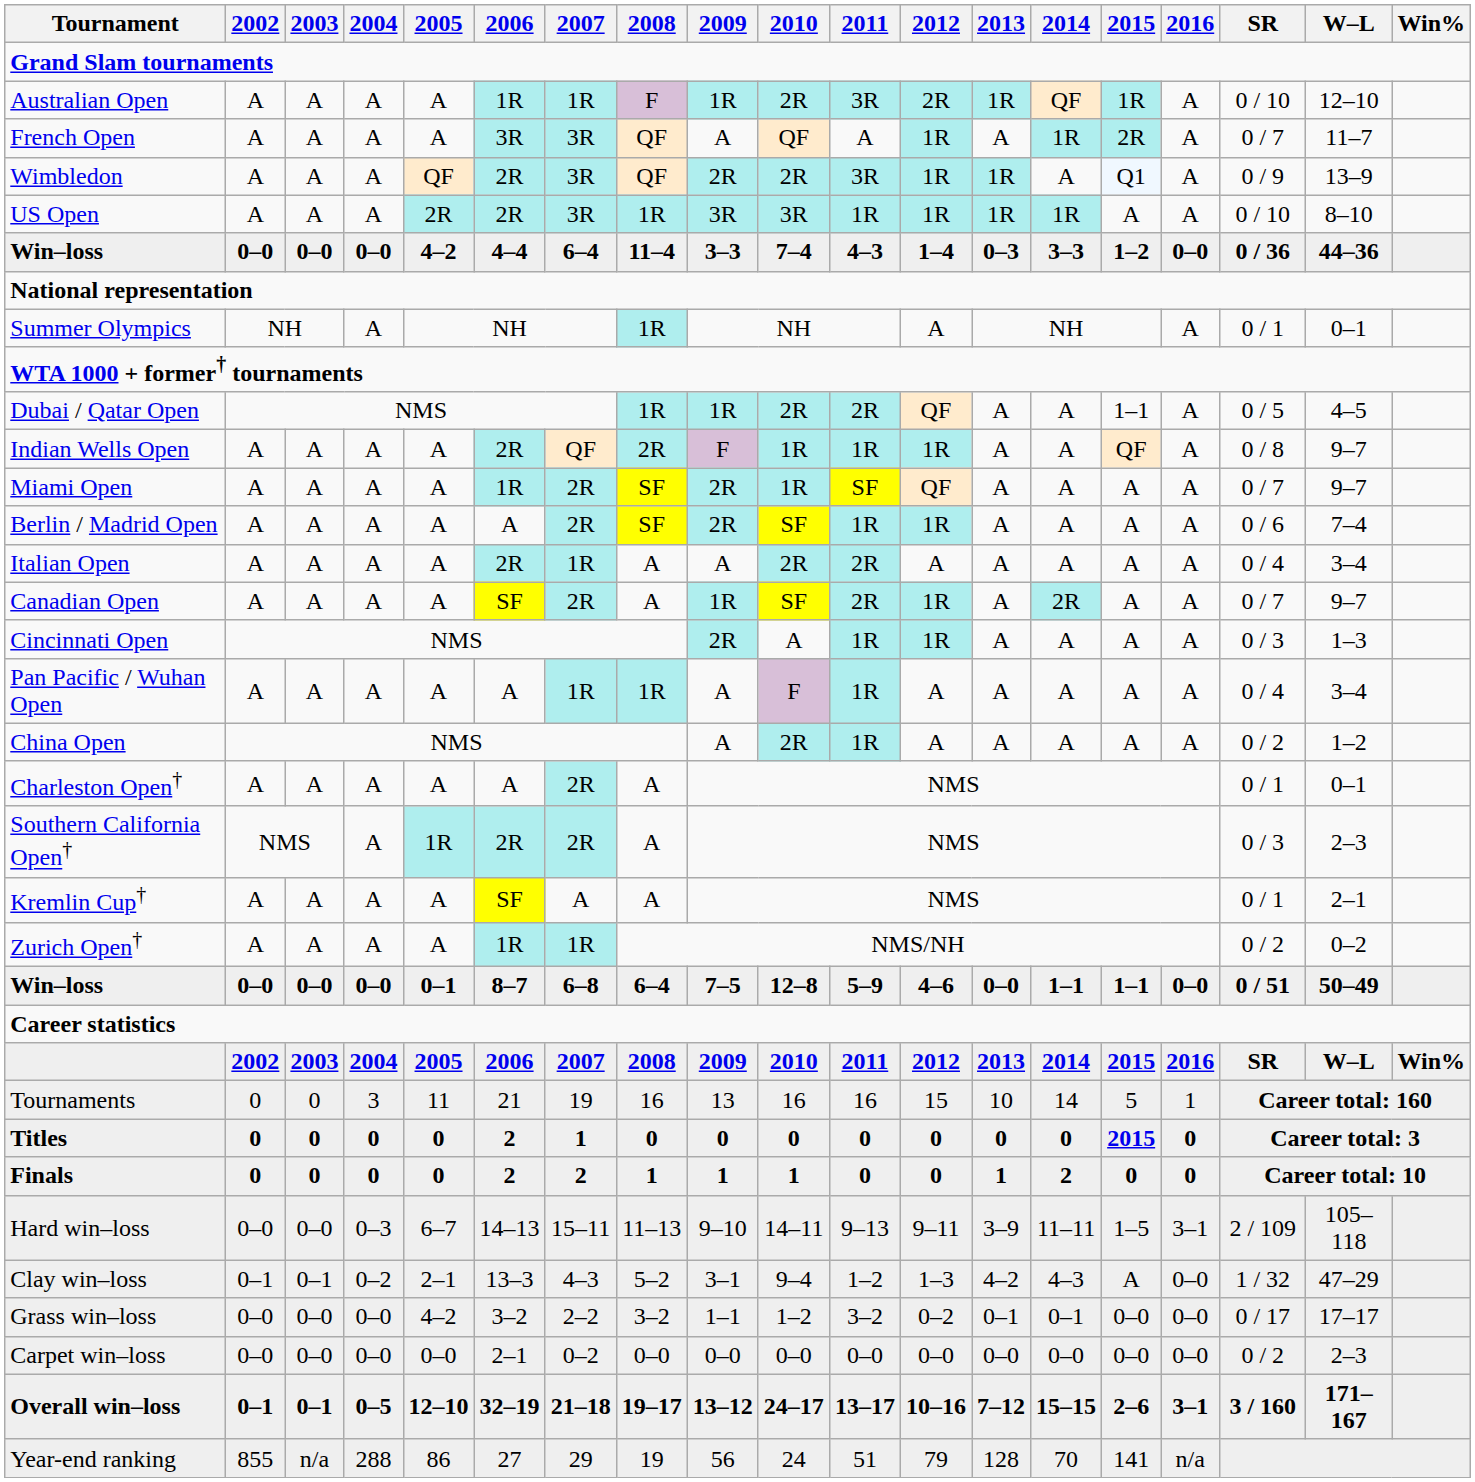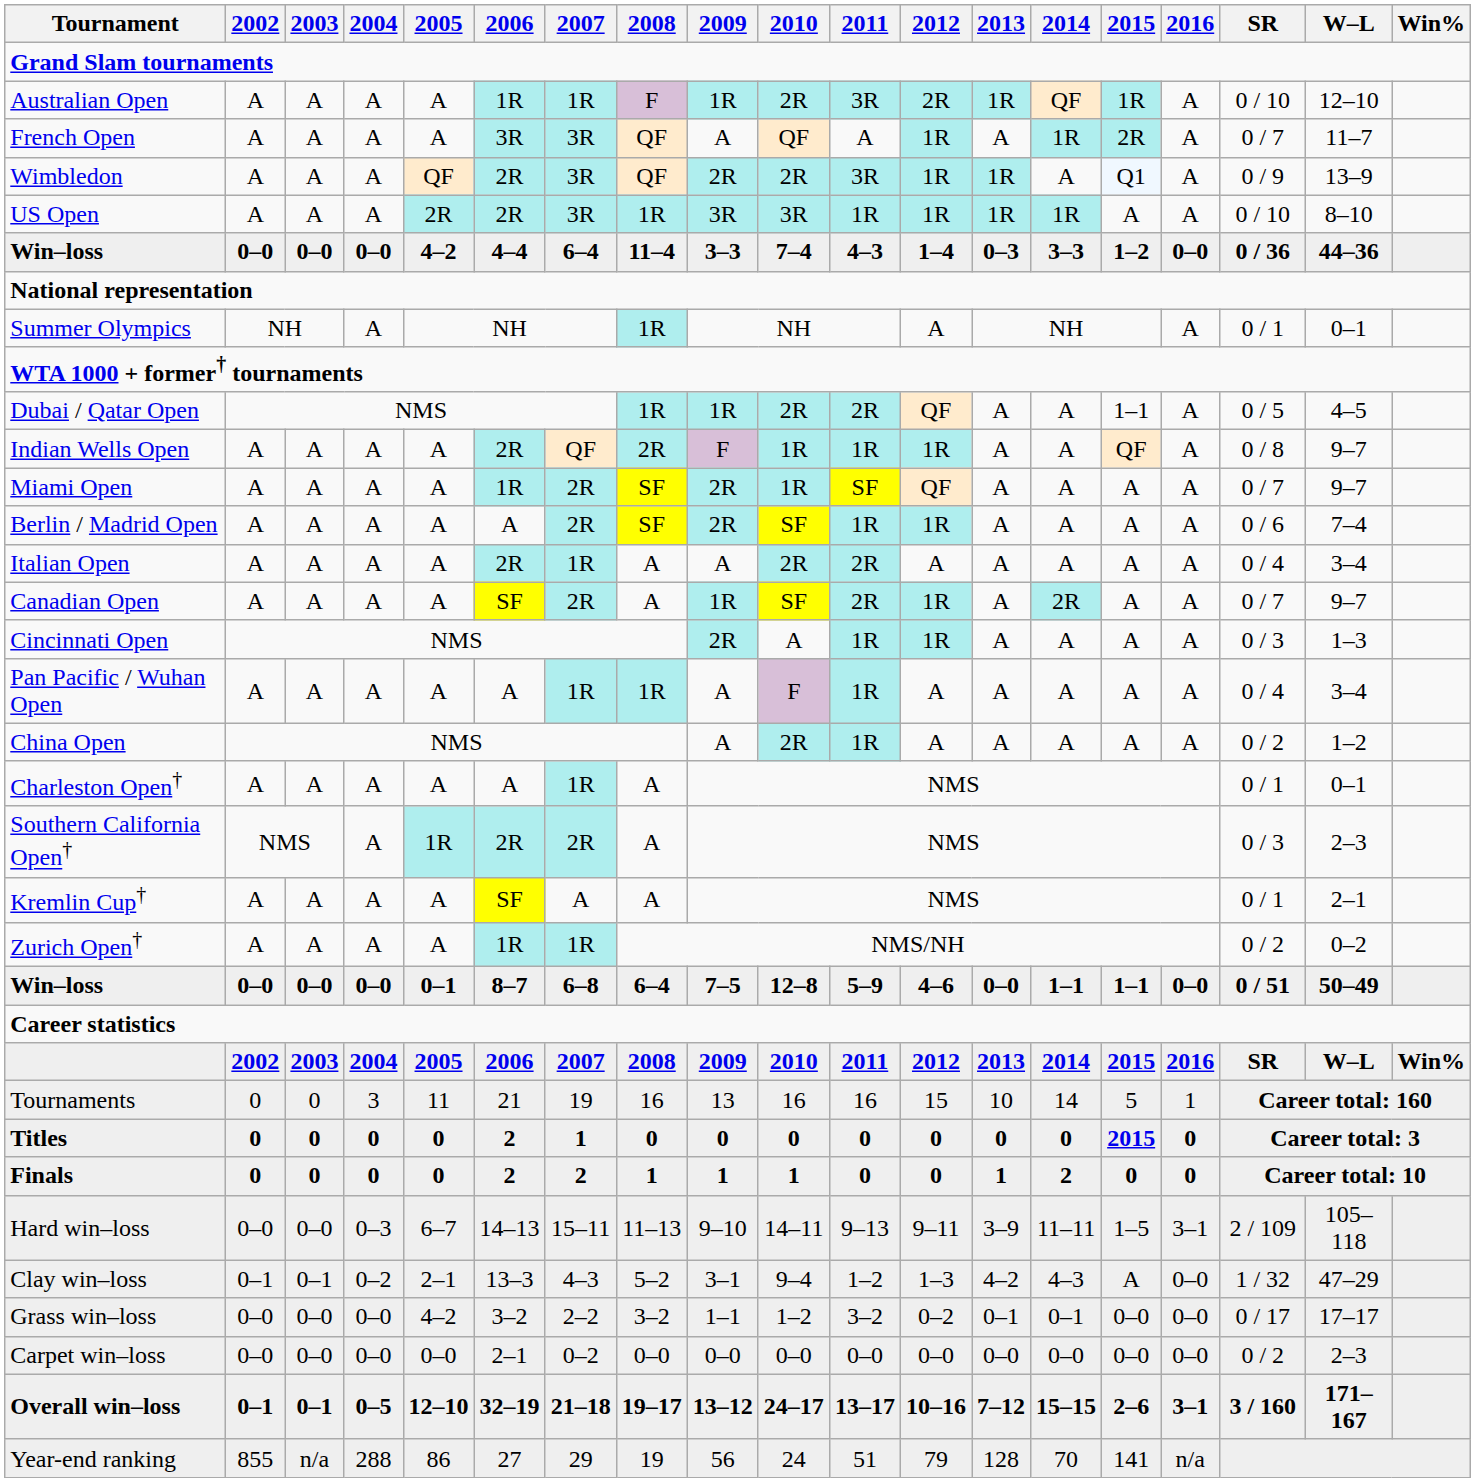(581, 783) 2R -> (581, 783) 1R
